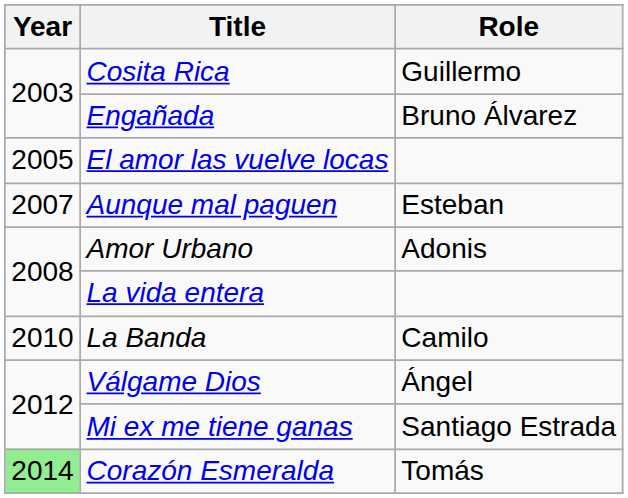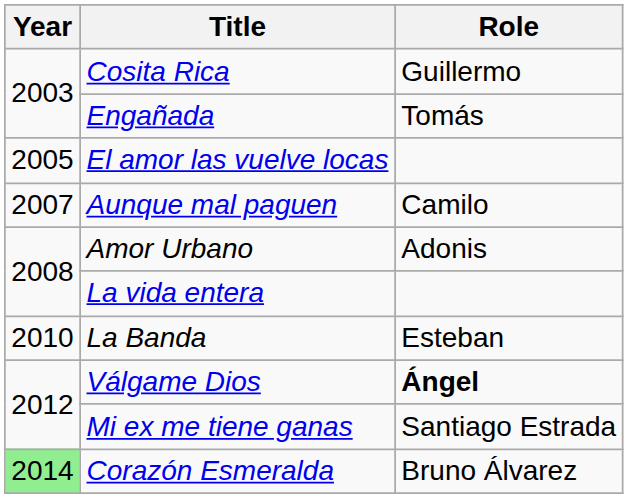(489, 115) Bruno Álvarez -> (443, 115) Tomás
(453, 204) Esteban -> (445, 204) Camilo
(445, 337) Camilo -> (453, 337) Esteban
(437, 381) normal -> (440, 381) bold
(443, 470) Tomás -> (489, 470) Bruno Álvarez
